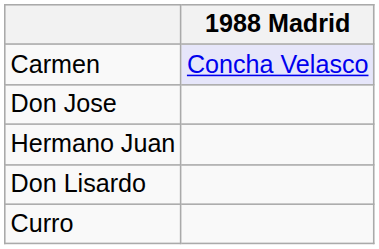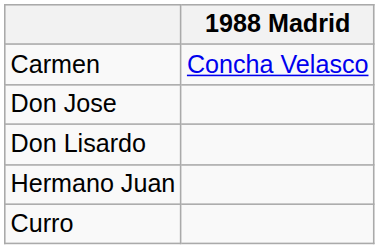(278, 64) lavender background -> (278, 64) no background
rows swapped: (78, 183) <-> (93, 143)
